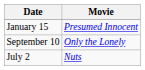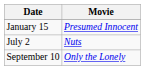rows swapped: (18, 57) <-> (33, 42)
